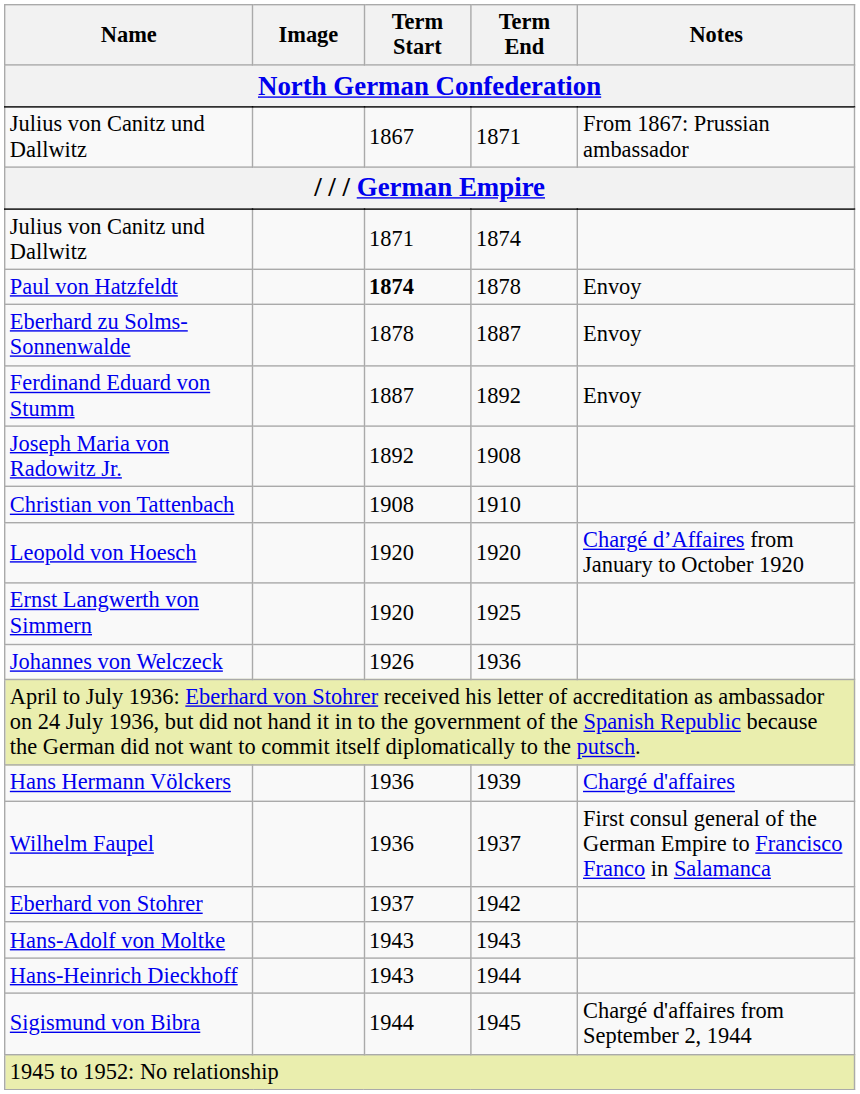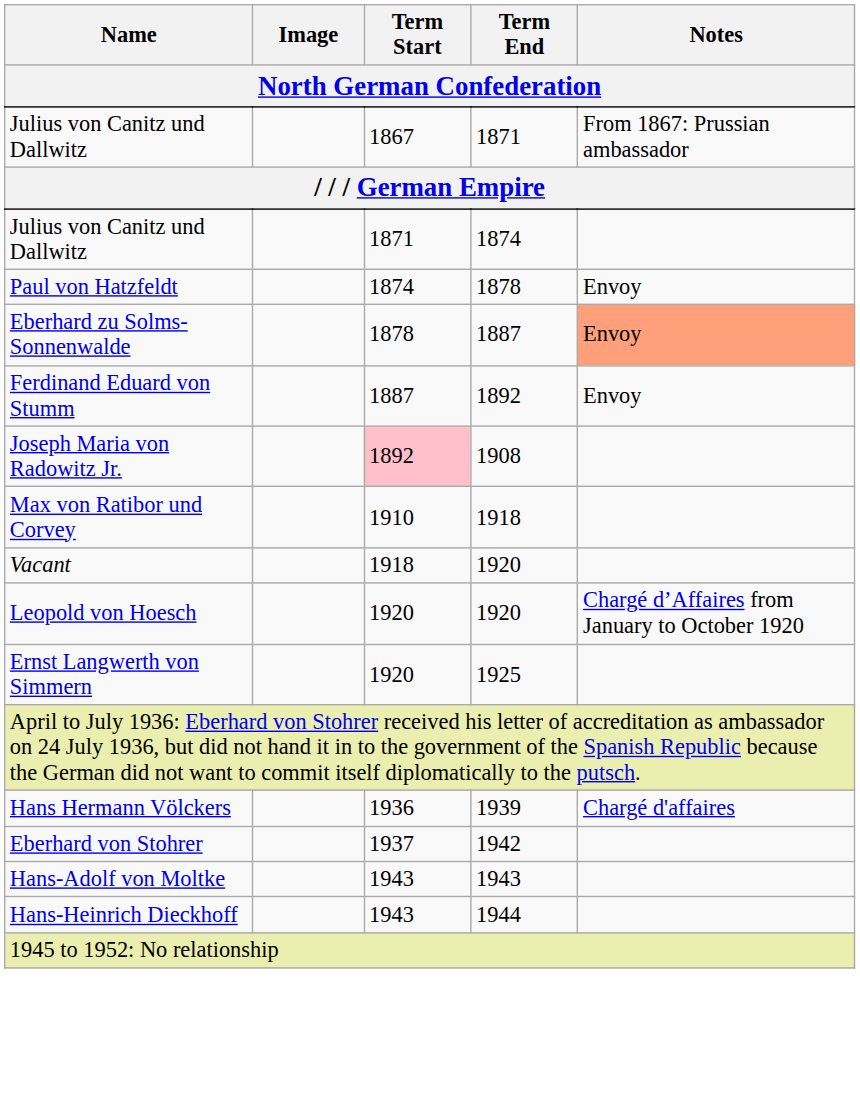(391, 286) bold -> (391, 286) normal
(612, 334) no background -> (612, 334) lightsalmon background
(391, 456) no background -> (391, 456) pink background
- row: (122, 504)
+ row: (106, 516)
+ row: (40, 565)
- row: (116, 661)
- row: (82, 843)
- row: (105, 1023)
